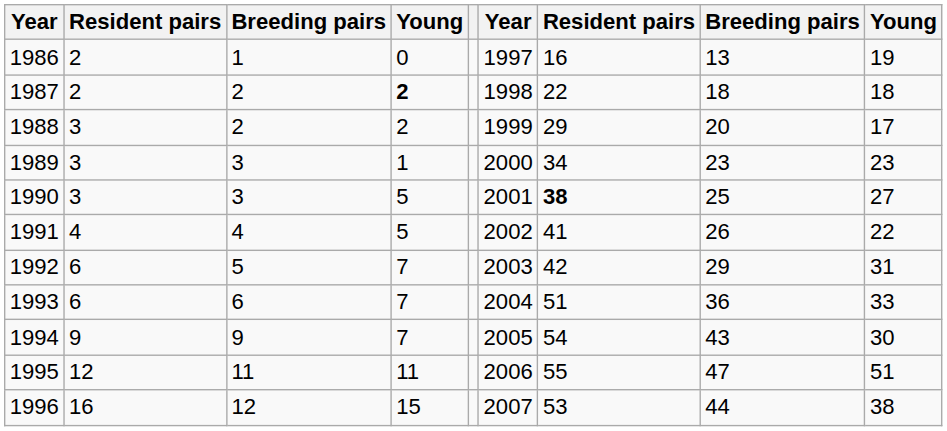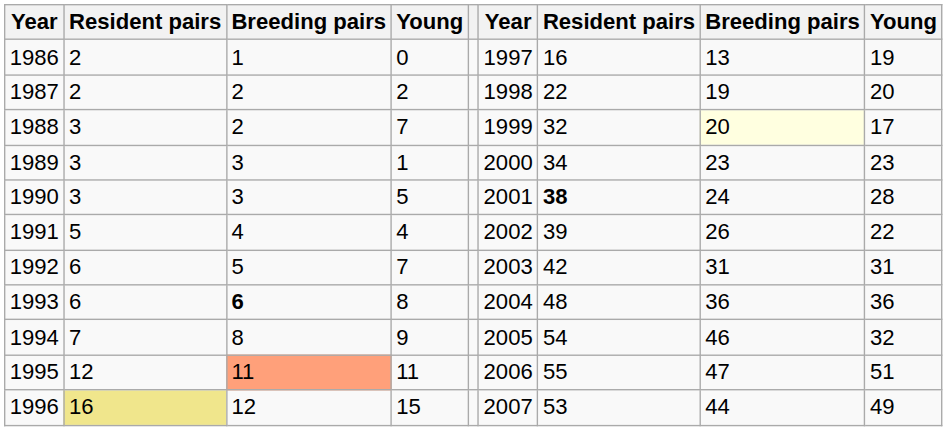(402, 92) bold -> (402, 92) normal
(718, 92) 18 -> (718, 92) 19
(882, 92) 18 -> (882, 92) 20
(402, 127) 2 -> (402, 127) 7
(555, 127) 29 -> (555, 127) 32
(718, 127) no background -> (718, 127) lightyellow background
(718, 197) 25 -> (718, 197) 24
(882, 197) 27 -> (882, 197) 28
(75, 232) 4 -> (75, 232) 5
(402, 232) 5 -> (402, 232) 4
(555, 232) 41 -> (555, 232) 39
(718, 267) 29 -> (718, 267) 31
(238, 302) normal -> (238, 302) bold
(402, 302) 7 -> (402, 302) 8
(555, 302) 51 -> (555, 302) 48
(882, 302) 33 -> (882, 302) 36
(75, 337) 9 -> (75, 337) 7
(238, 337) 9 -> (238, 337) 8
(402, 337) 7 -> (402, 337) 9
(718, 337) 43 -> (718, 337) 46
(882, 337) 30 -> (882, 337) 32
(243, 372) no background -> (243, 372) lightsalmon background
(81, 407) no background -> (81, 407) khaki background
(882, 407) 38 -> (882, 407) 49
